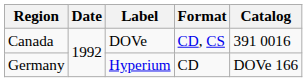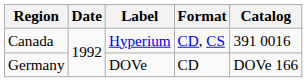(128, 40) DOVe -> (140, 40) Hyperium
(140, 64) Hyperium -> (128, 64) DOVe
